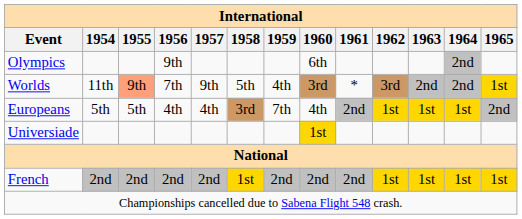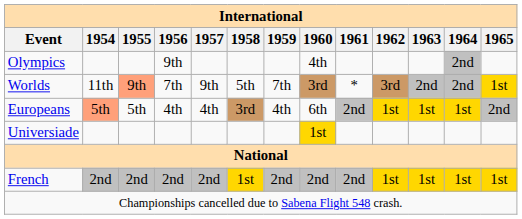(318, 62) 6th -> (318, 62) 4th
(282, 86) 4th -> (282, 86) 7th
(100, 109) no background -> (100, 109) lightsalmon background
(282, 109) 7th -> (282, 109) 4th
(318, 109) 4th -> (318, 109) 6th
